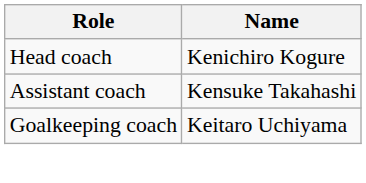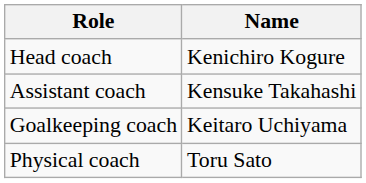+ row: (75, 159)
